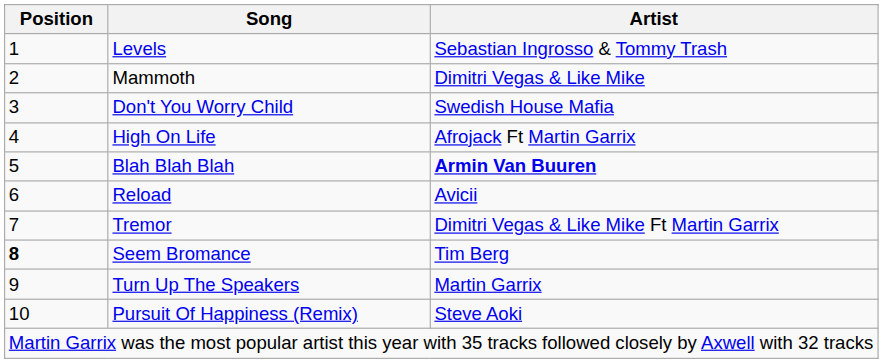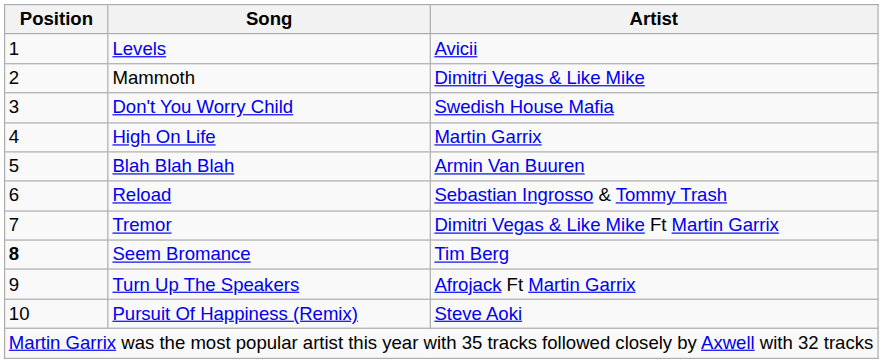(581, 48) Sebastian Ingrosso & Tommy Trash -> (456, 48) Avicii
(535, 136) Afrojack Ft Martin Garrix -> (488, 136) Martin Garrix
(515, 166) bold -> (510, 166) normal
(456, 195) Avicii -> (581, 195) Sebastian Ingrosso & Tommy Trash
(488, 284) Martin Garrix -> (535, 284) Afrojack Ft Martin Garrix
